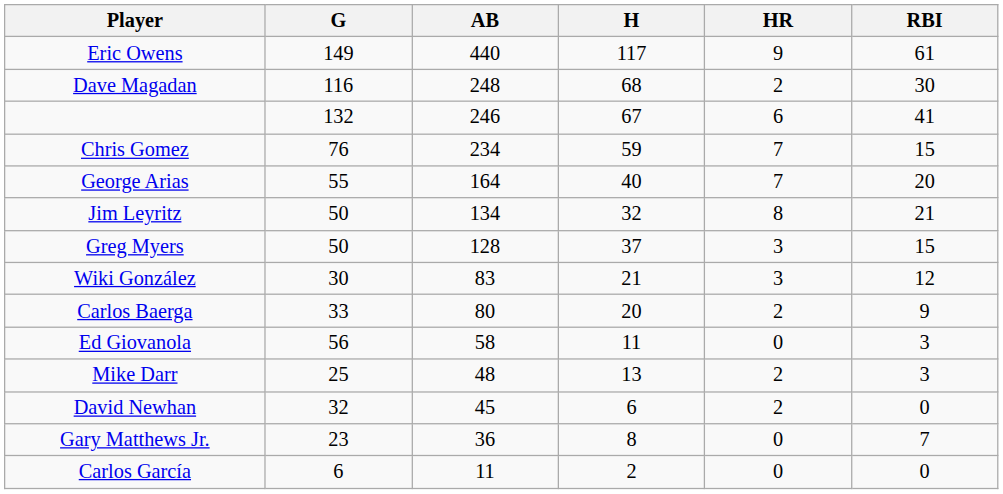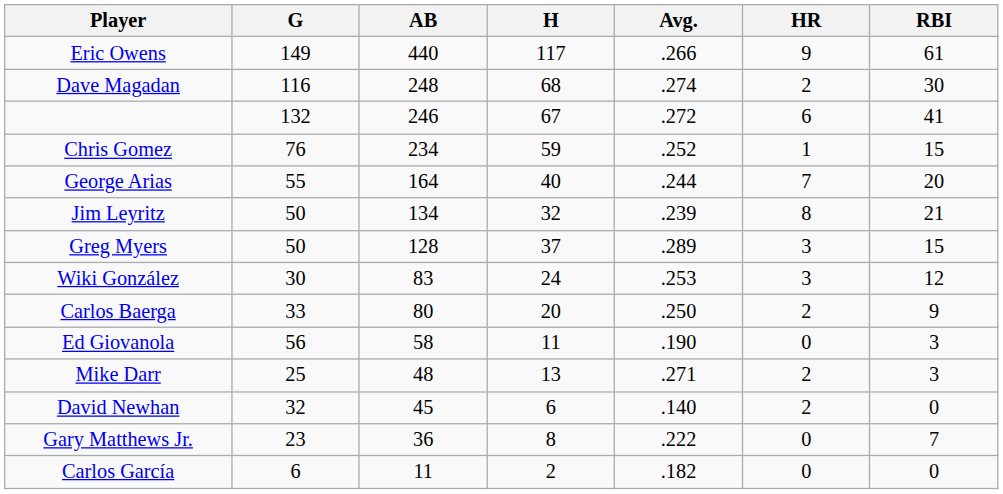+ column: (679, 20)
(778, 149) 7 -> (806, 149) 1
(631, 278) 21 -> (551, 278) 24
